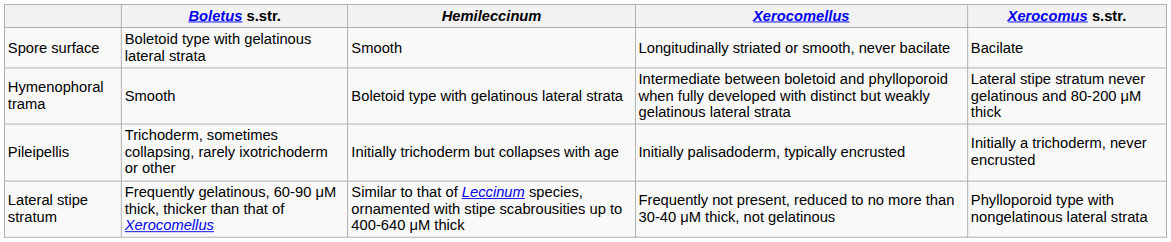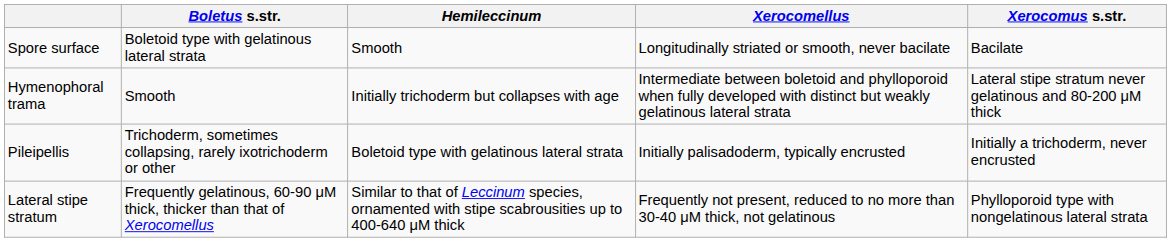(487, 95) Boletoid type with gelatinous lateral strata -> (485, 95) Initially trichoderm but collapses with age
(485, 152) Initially trichoderm but collapses with age -> (487, 152) Boletoid type with gelatinous lateral strata
